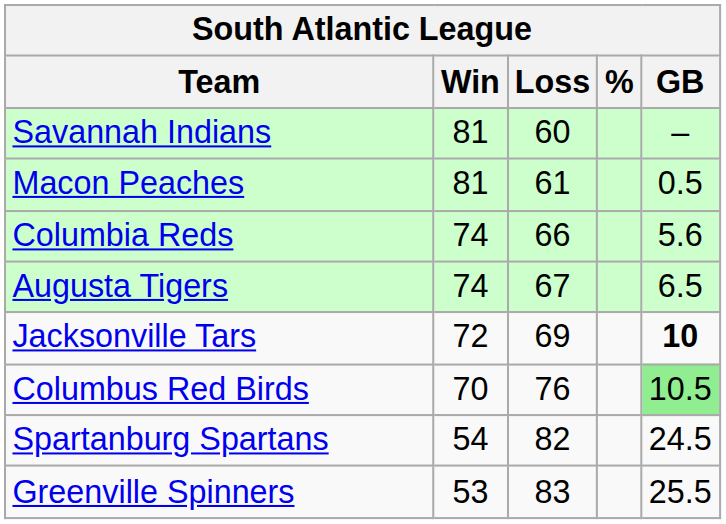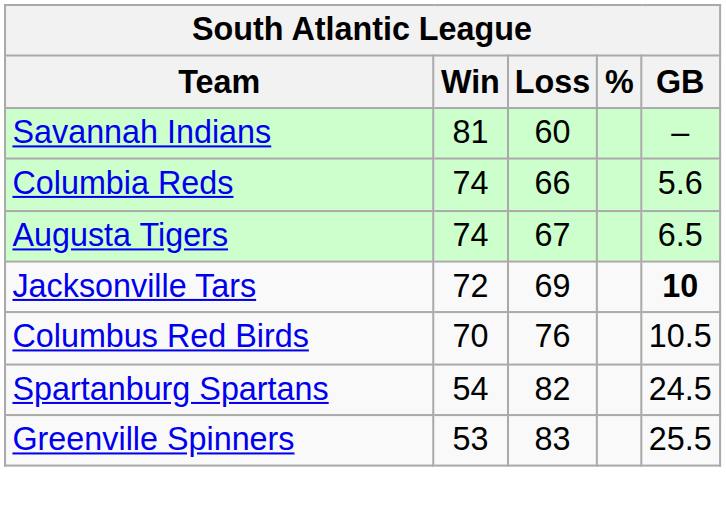- row: (128, 183)
(680, 388) lightgreen background -> (680, 337) no background
